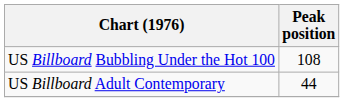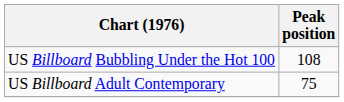(309, 84) 44 -> (309, 84) 75
